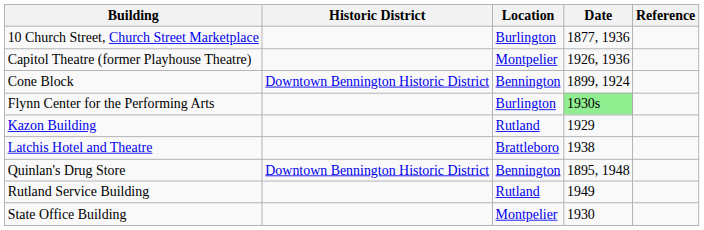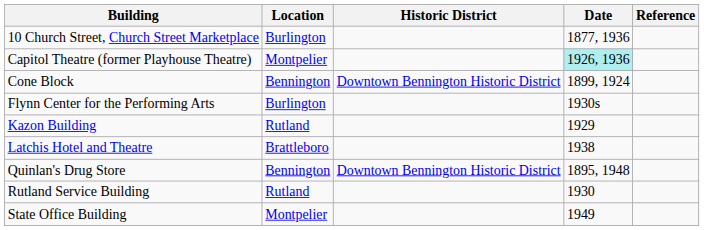columns swapped: (377, 15) <-> (528, 15)
(598, 59) no background -> (598, 59) paleturquoise background
(584, 103) lightgreen background -> (584, 103) no background
(581, 192) 1949 -> (581, 192) 1930
(581, 214) 1930 -> (581, 214) 1949
